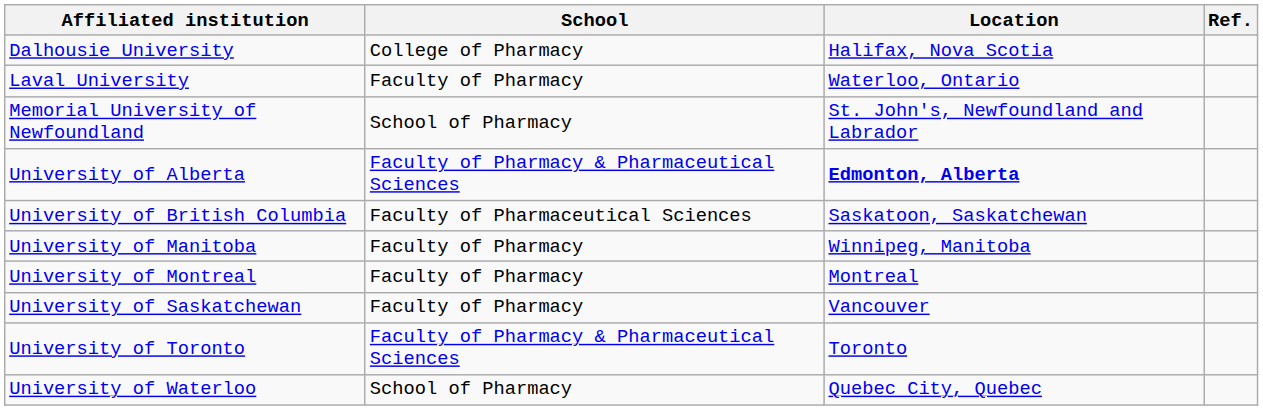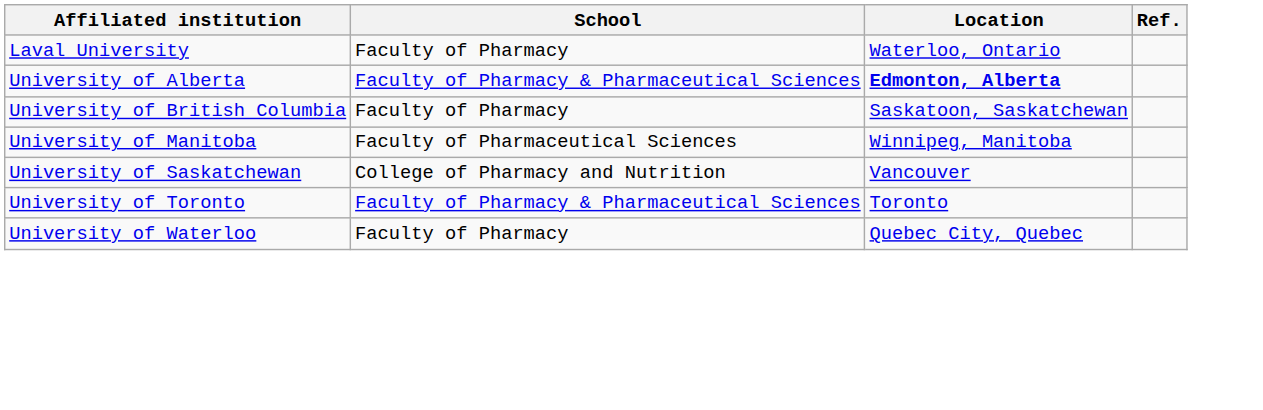- row: (122, 50)
- row: (133, 122)
(561, 216) Faculty of Pharmaceutical Sciences -> (462, 112) Faculty of Pharmacy
(477, 246) Faculty of Pharmacy -> (546, 142) Faculty of Pharmaceutical Sciences
- row: (133, 277)
(477, 307) Faculty of Pharmacy -> (540, 173) College of Pharmacy and Nutrition
(471, 390) School of Pharmacy -> (462, 234) Faculty of Pharmacy
